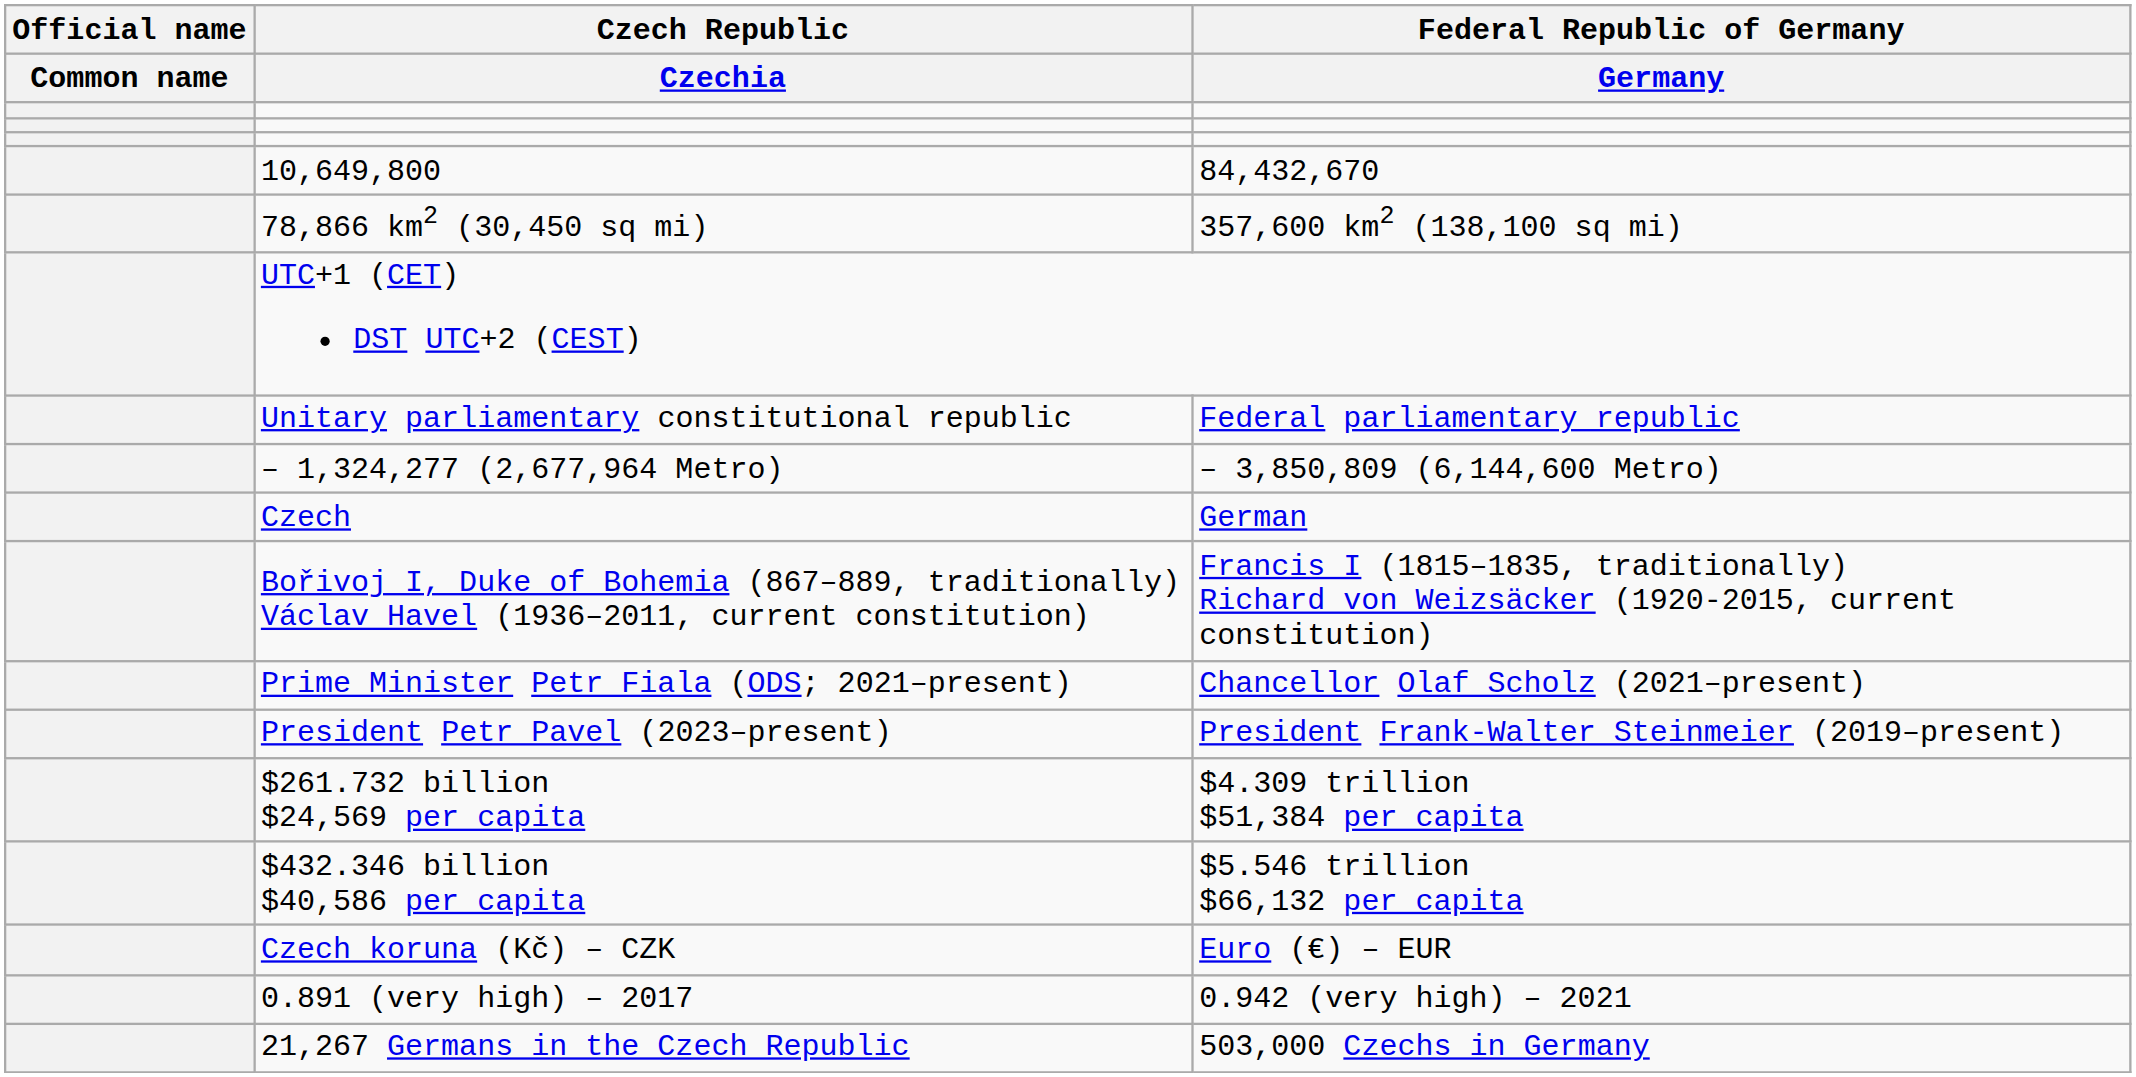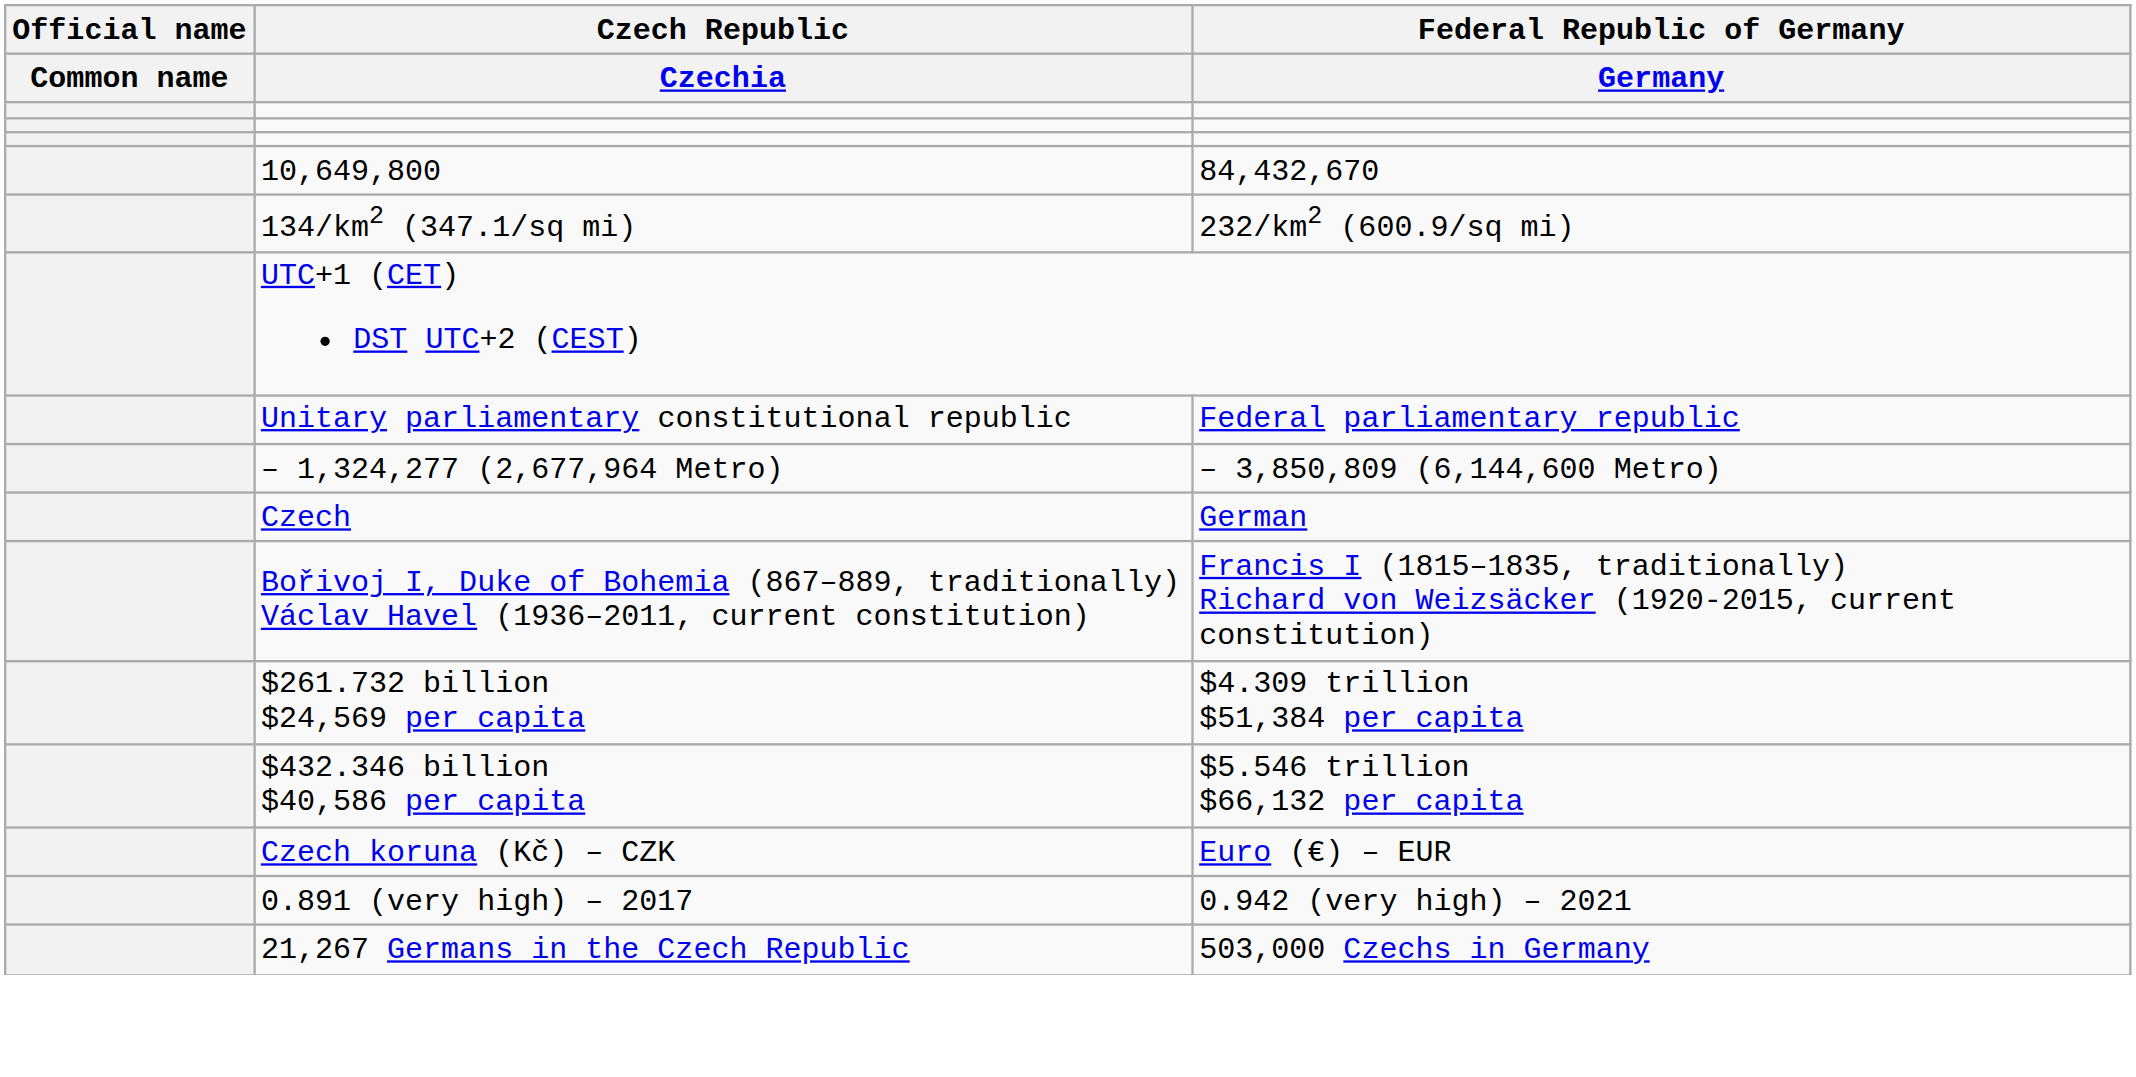- row: (485, 223)
+ row: (449, 223)
- row: (666, 685)
- row: (576, 734)
